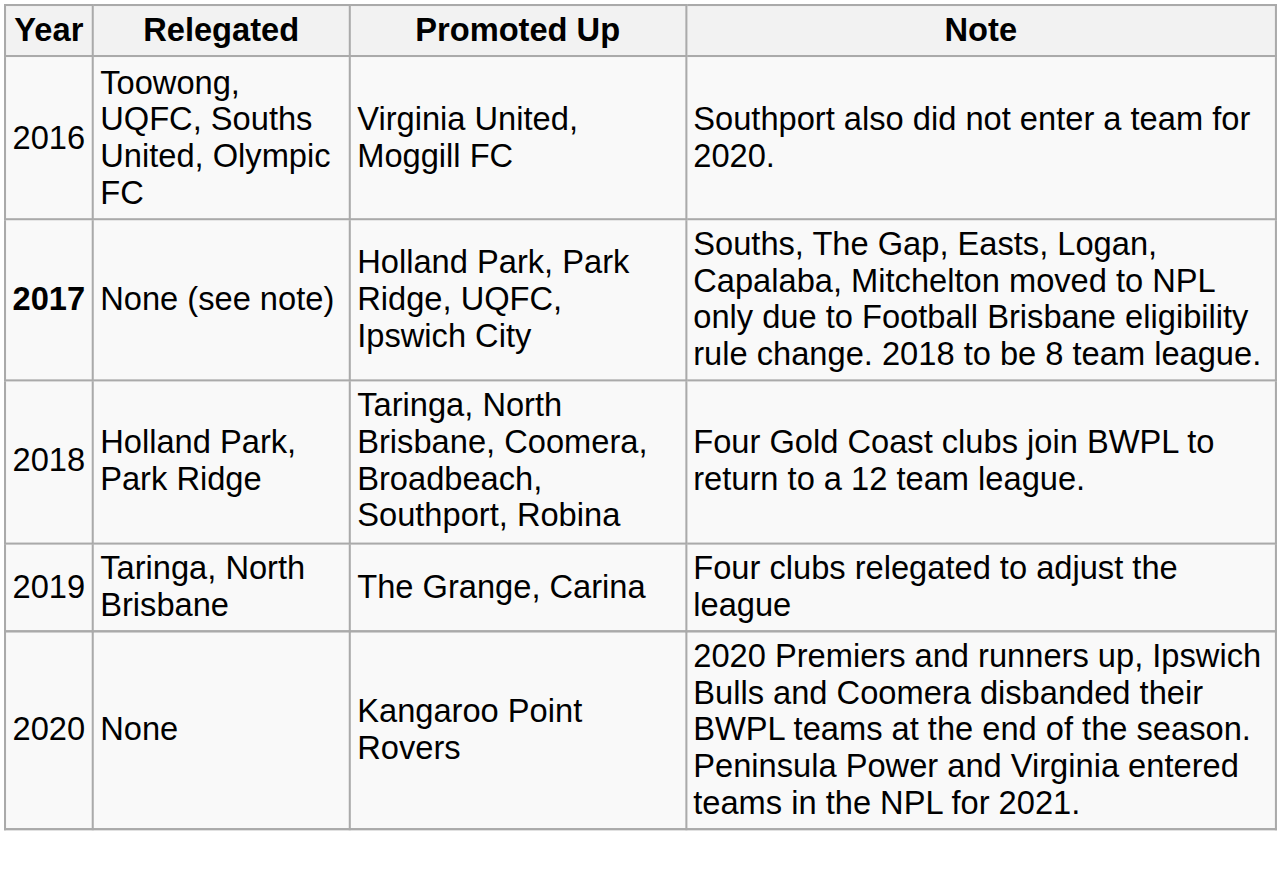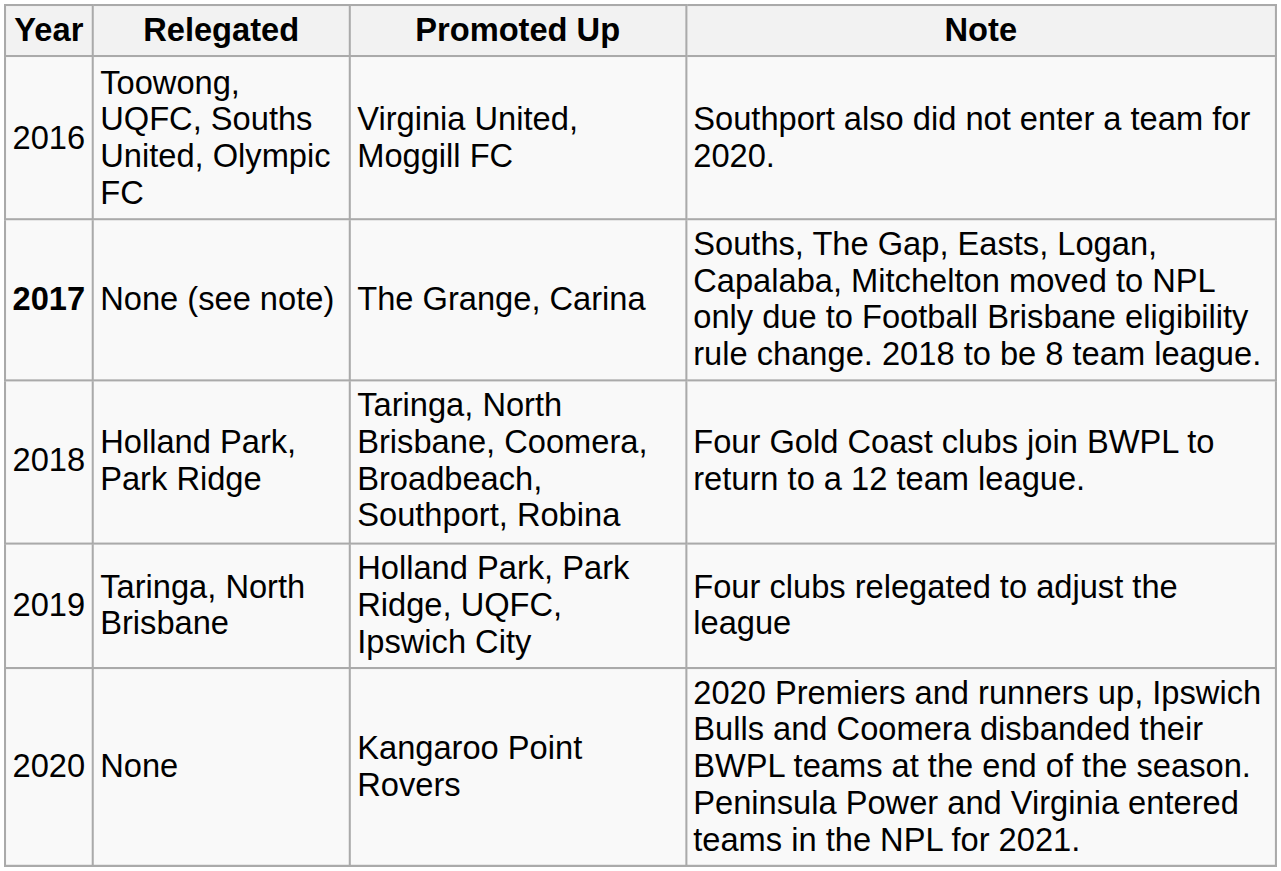(493, 299) Holland Park, Park Ridge, UQFC, Ipswich City -> (501, 299) The Grange, Carina
(501, 586) The Grange, Carina -> (493, 604) Holland Park, Park Ridge, UQFC, Ipswich City
